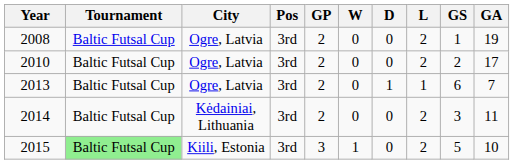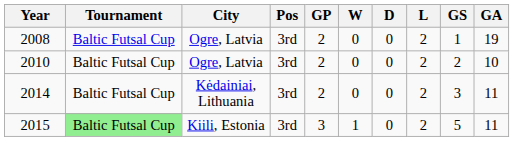(491, 62) 17 -> (491, 62) 10
- row: (35, 85)
(491, 147) 10 -> (491, 124) 11
